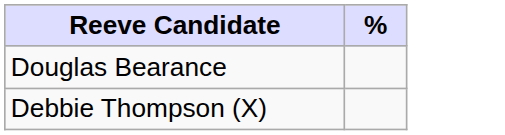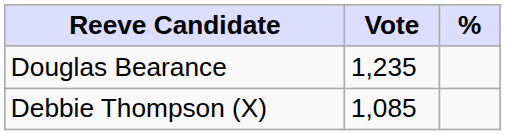+ column: (392, 25)
